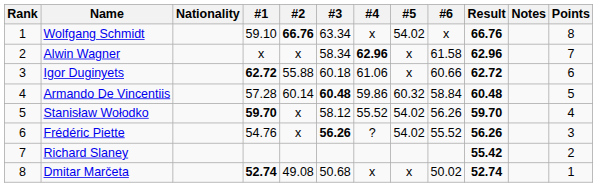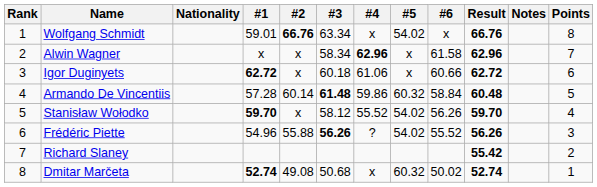(261, 34) 59.10 -> (261, 34) 59.01
(298, 73) 55.88 -> (298, 73) x
(335, 93) 60.48 -> (335, 93) 61.48
(261, 133) 54.76 -> (261, 133) 54.96
(298, 133) x -> (298, 133) 55.88
(409, 172) x -> (409, 172) 60.32
